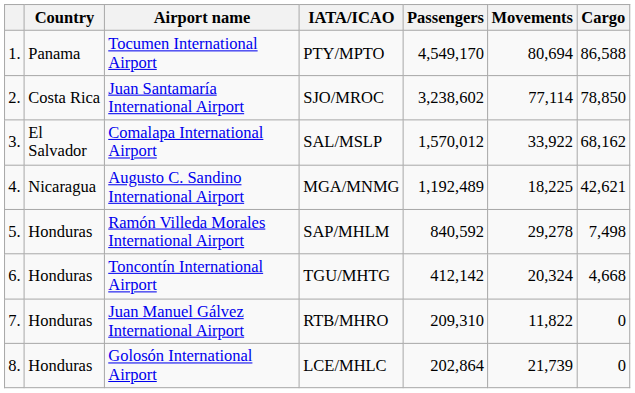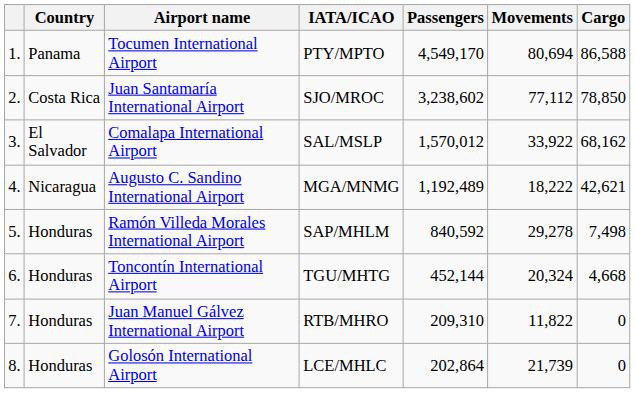(551, 97) 77,114 -> (551, 97) 77,112
(550, 187) 18,225 -> (550, 187) 18,222
(457, 276) 412,142 -> (457, 276) 452,144
